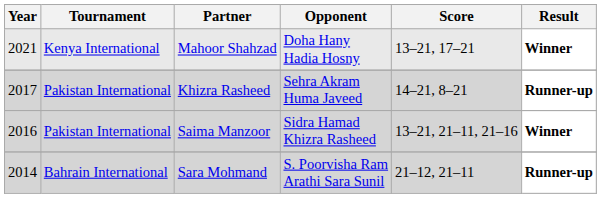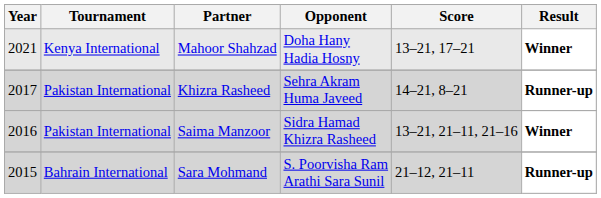(22, 172) 2014 -> (22, 172) 2015
